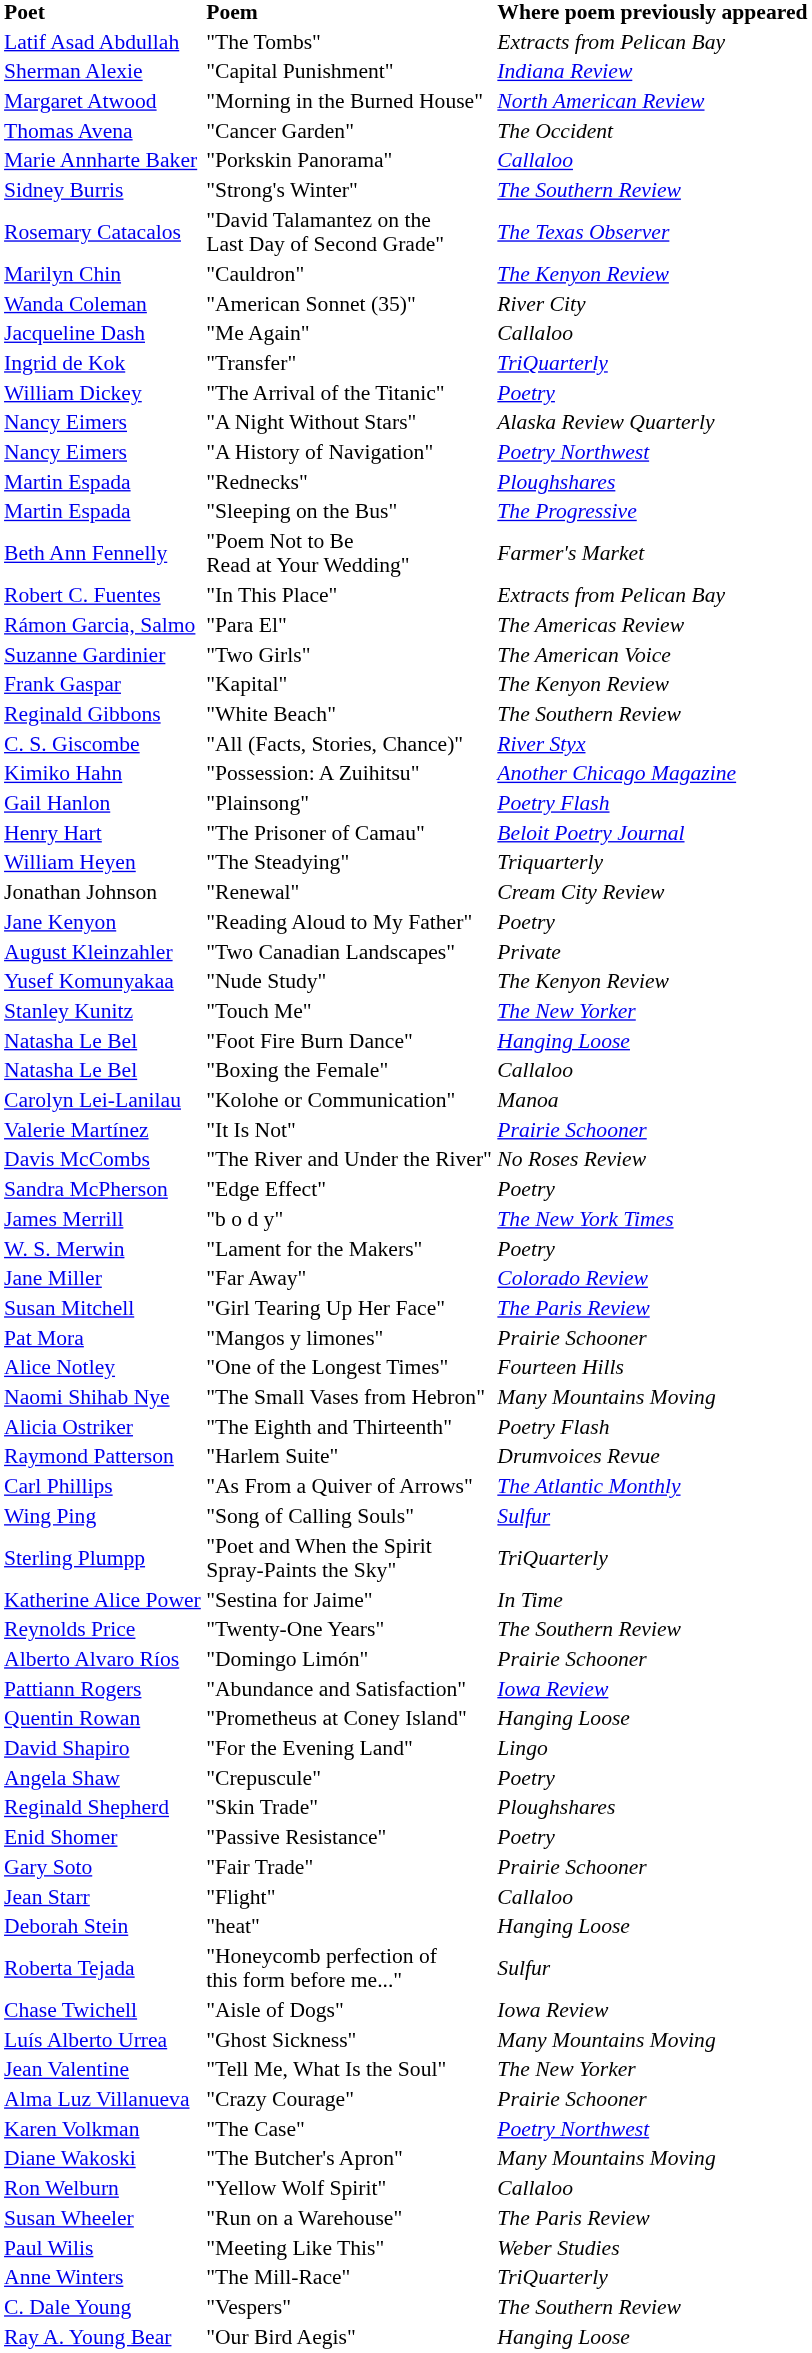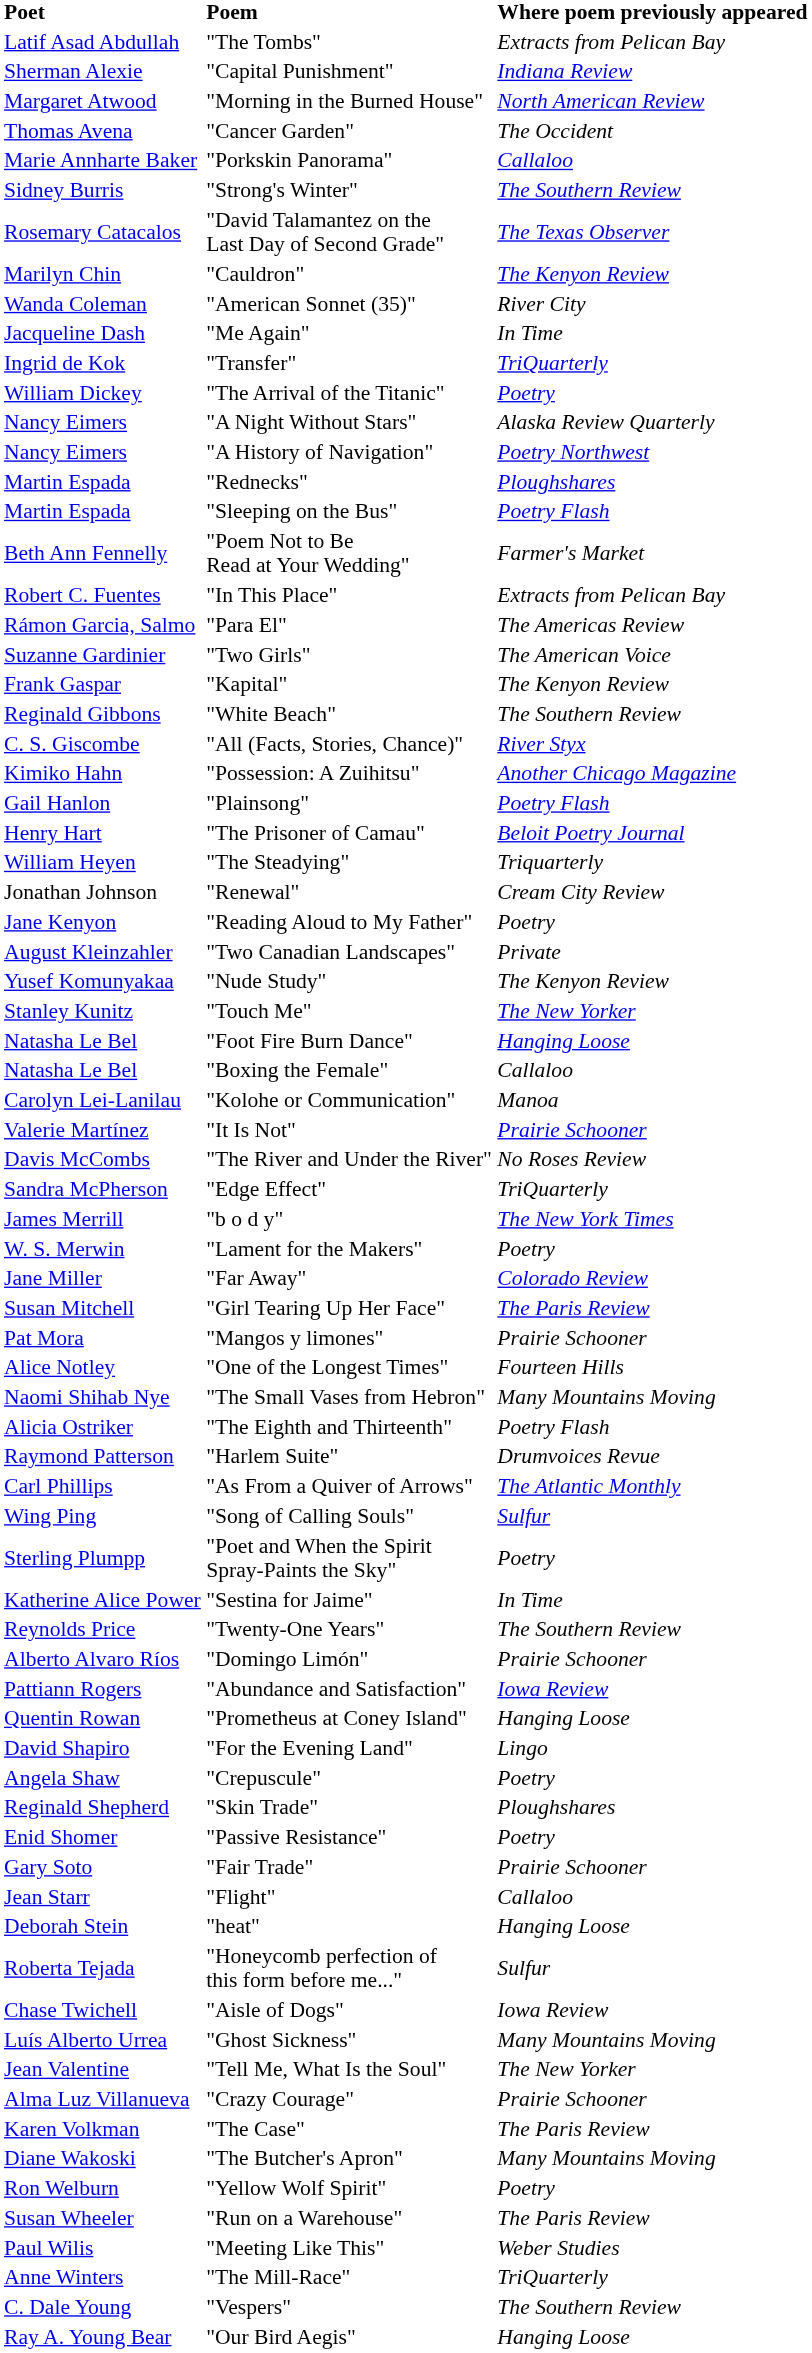(535, 333) Callaloo -> (530, 333) In Time
(567, 511) The Progressive -> (553, 511) Poetry Flash
(526, 1189) Poetry -> (553, 1189) TriQuarterly
(553, 1557) TriQuarterly -> (526, 1557) Poetry
(573, 2128) Poetry Northwest -> (574, 2128) The Paris Review
(535, 2188) Callaloo -> (526, 2188) Poetry
